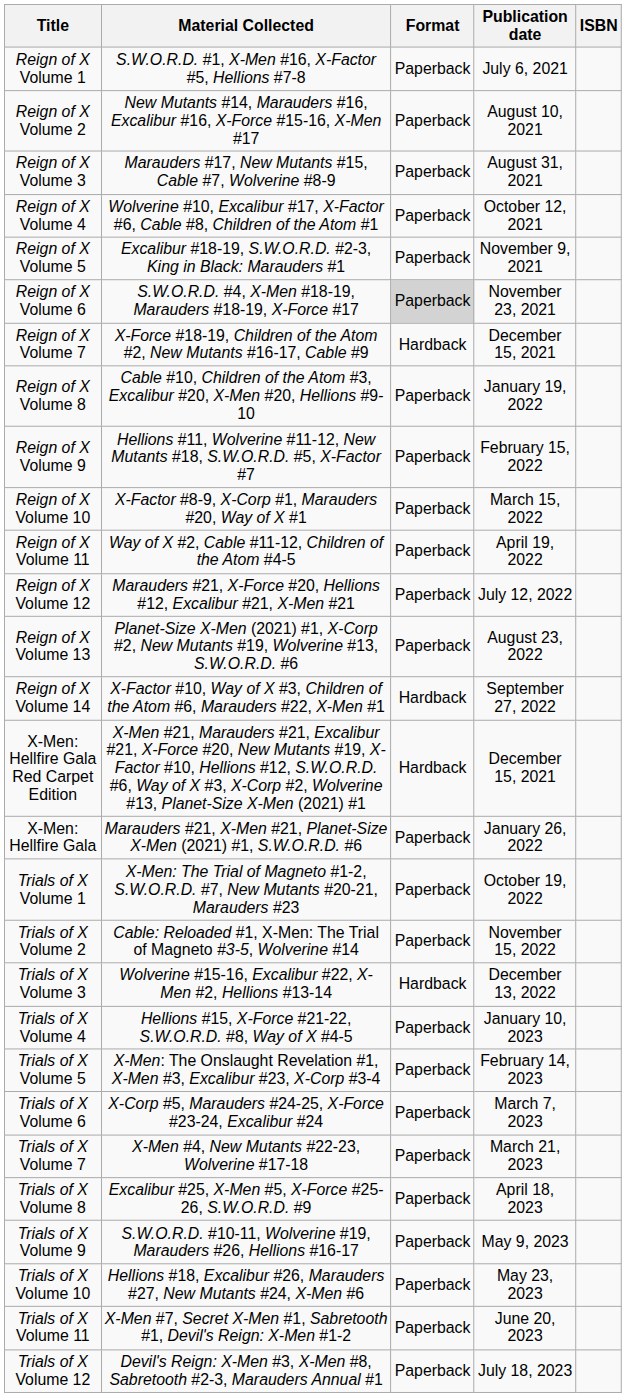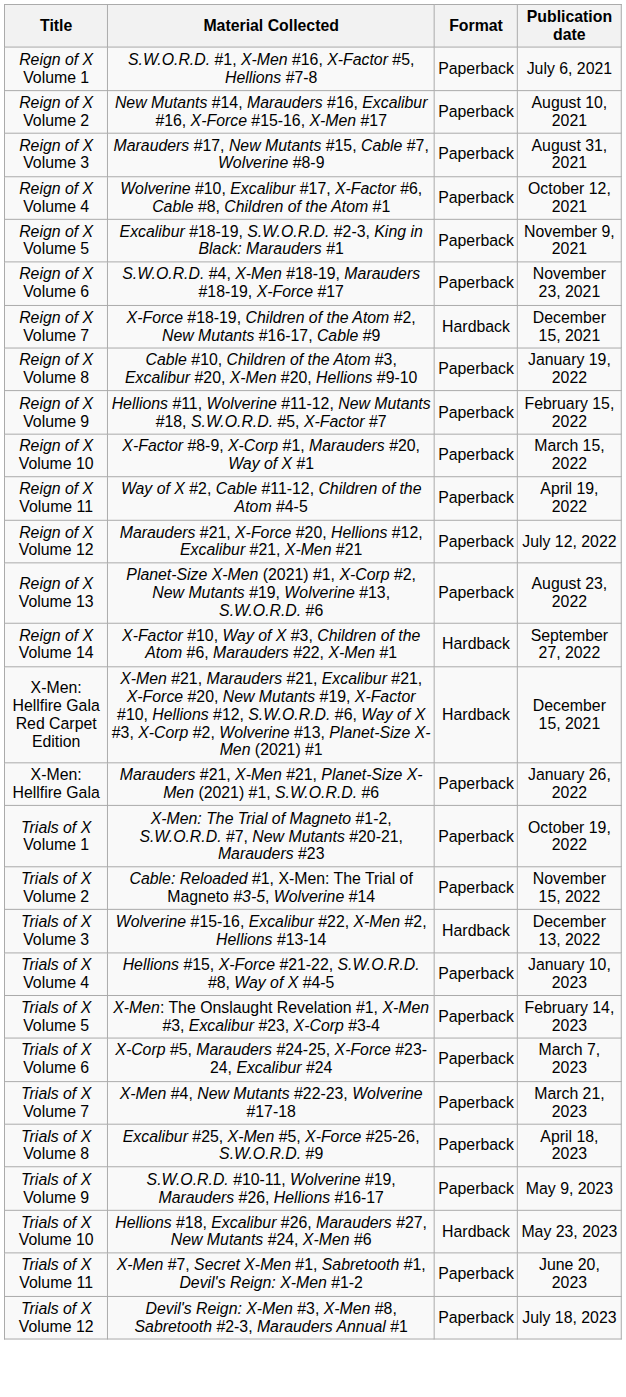- column: (599, 25)
(433, 301) lightgrey background -> (476, 283) no background
(433, 1285) Paperback -> (476, 1231) Hardback
